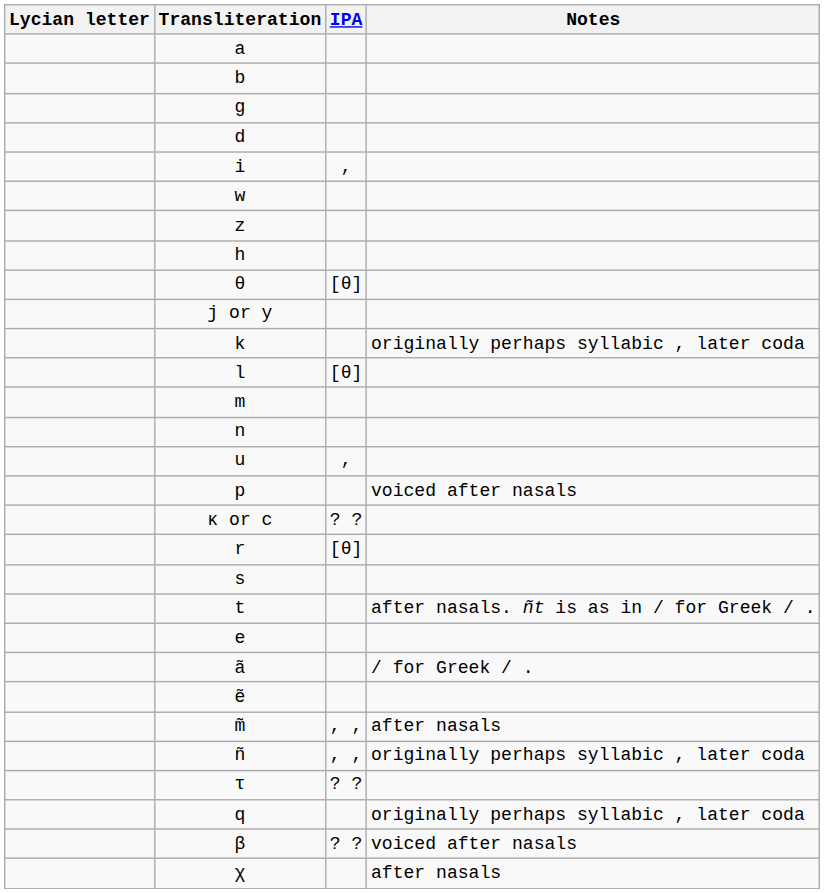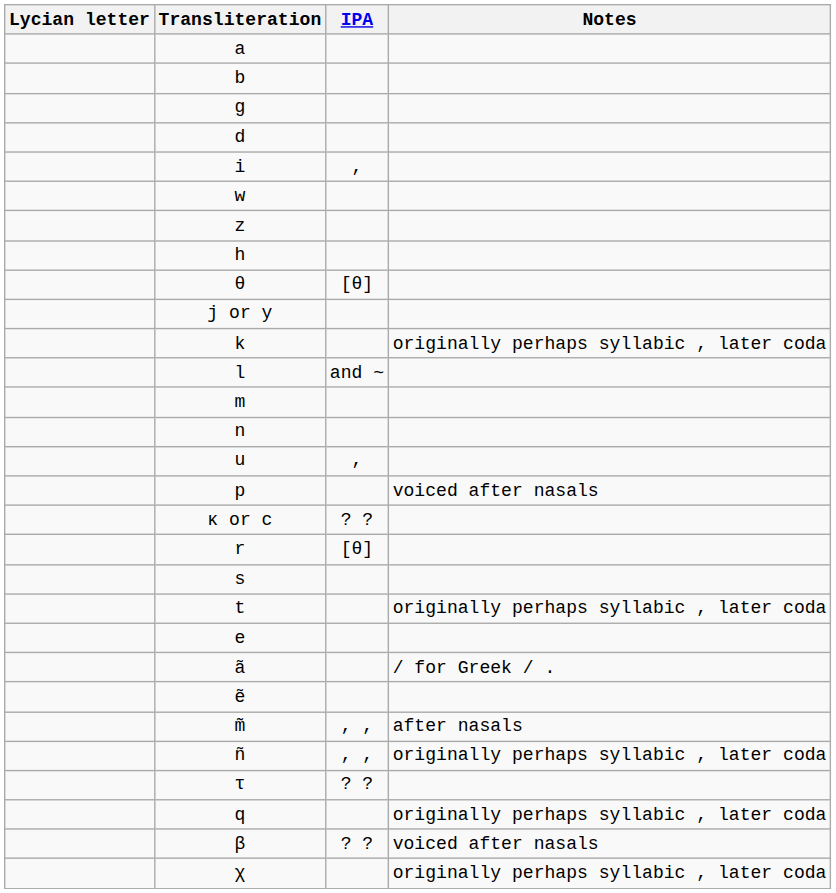(346, 373) [θ] -> (357, 373) and ~
(593, 608) after nasals. ñt is as in / for Greek / . -> (610, 608) originally perhaps syllabic , later coda
(436, 873) after nasals -> (610, 873) originally perhaps syllabic , later coda
